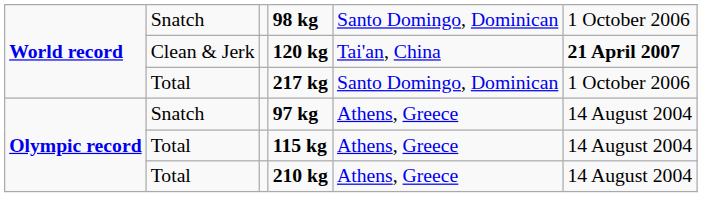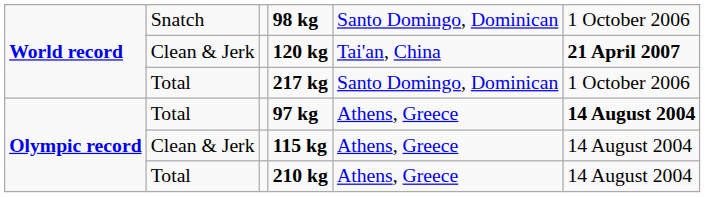(177, 113) Snatch -> (171, 113) Total
(630, 113) normal -> (631, 113) bold
(171, 144) Total -> (203, 144) Clean & Jerk
